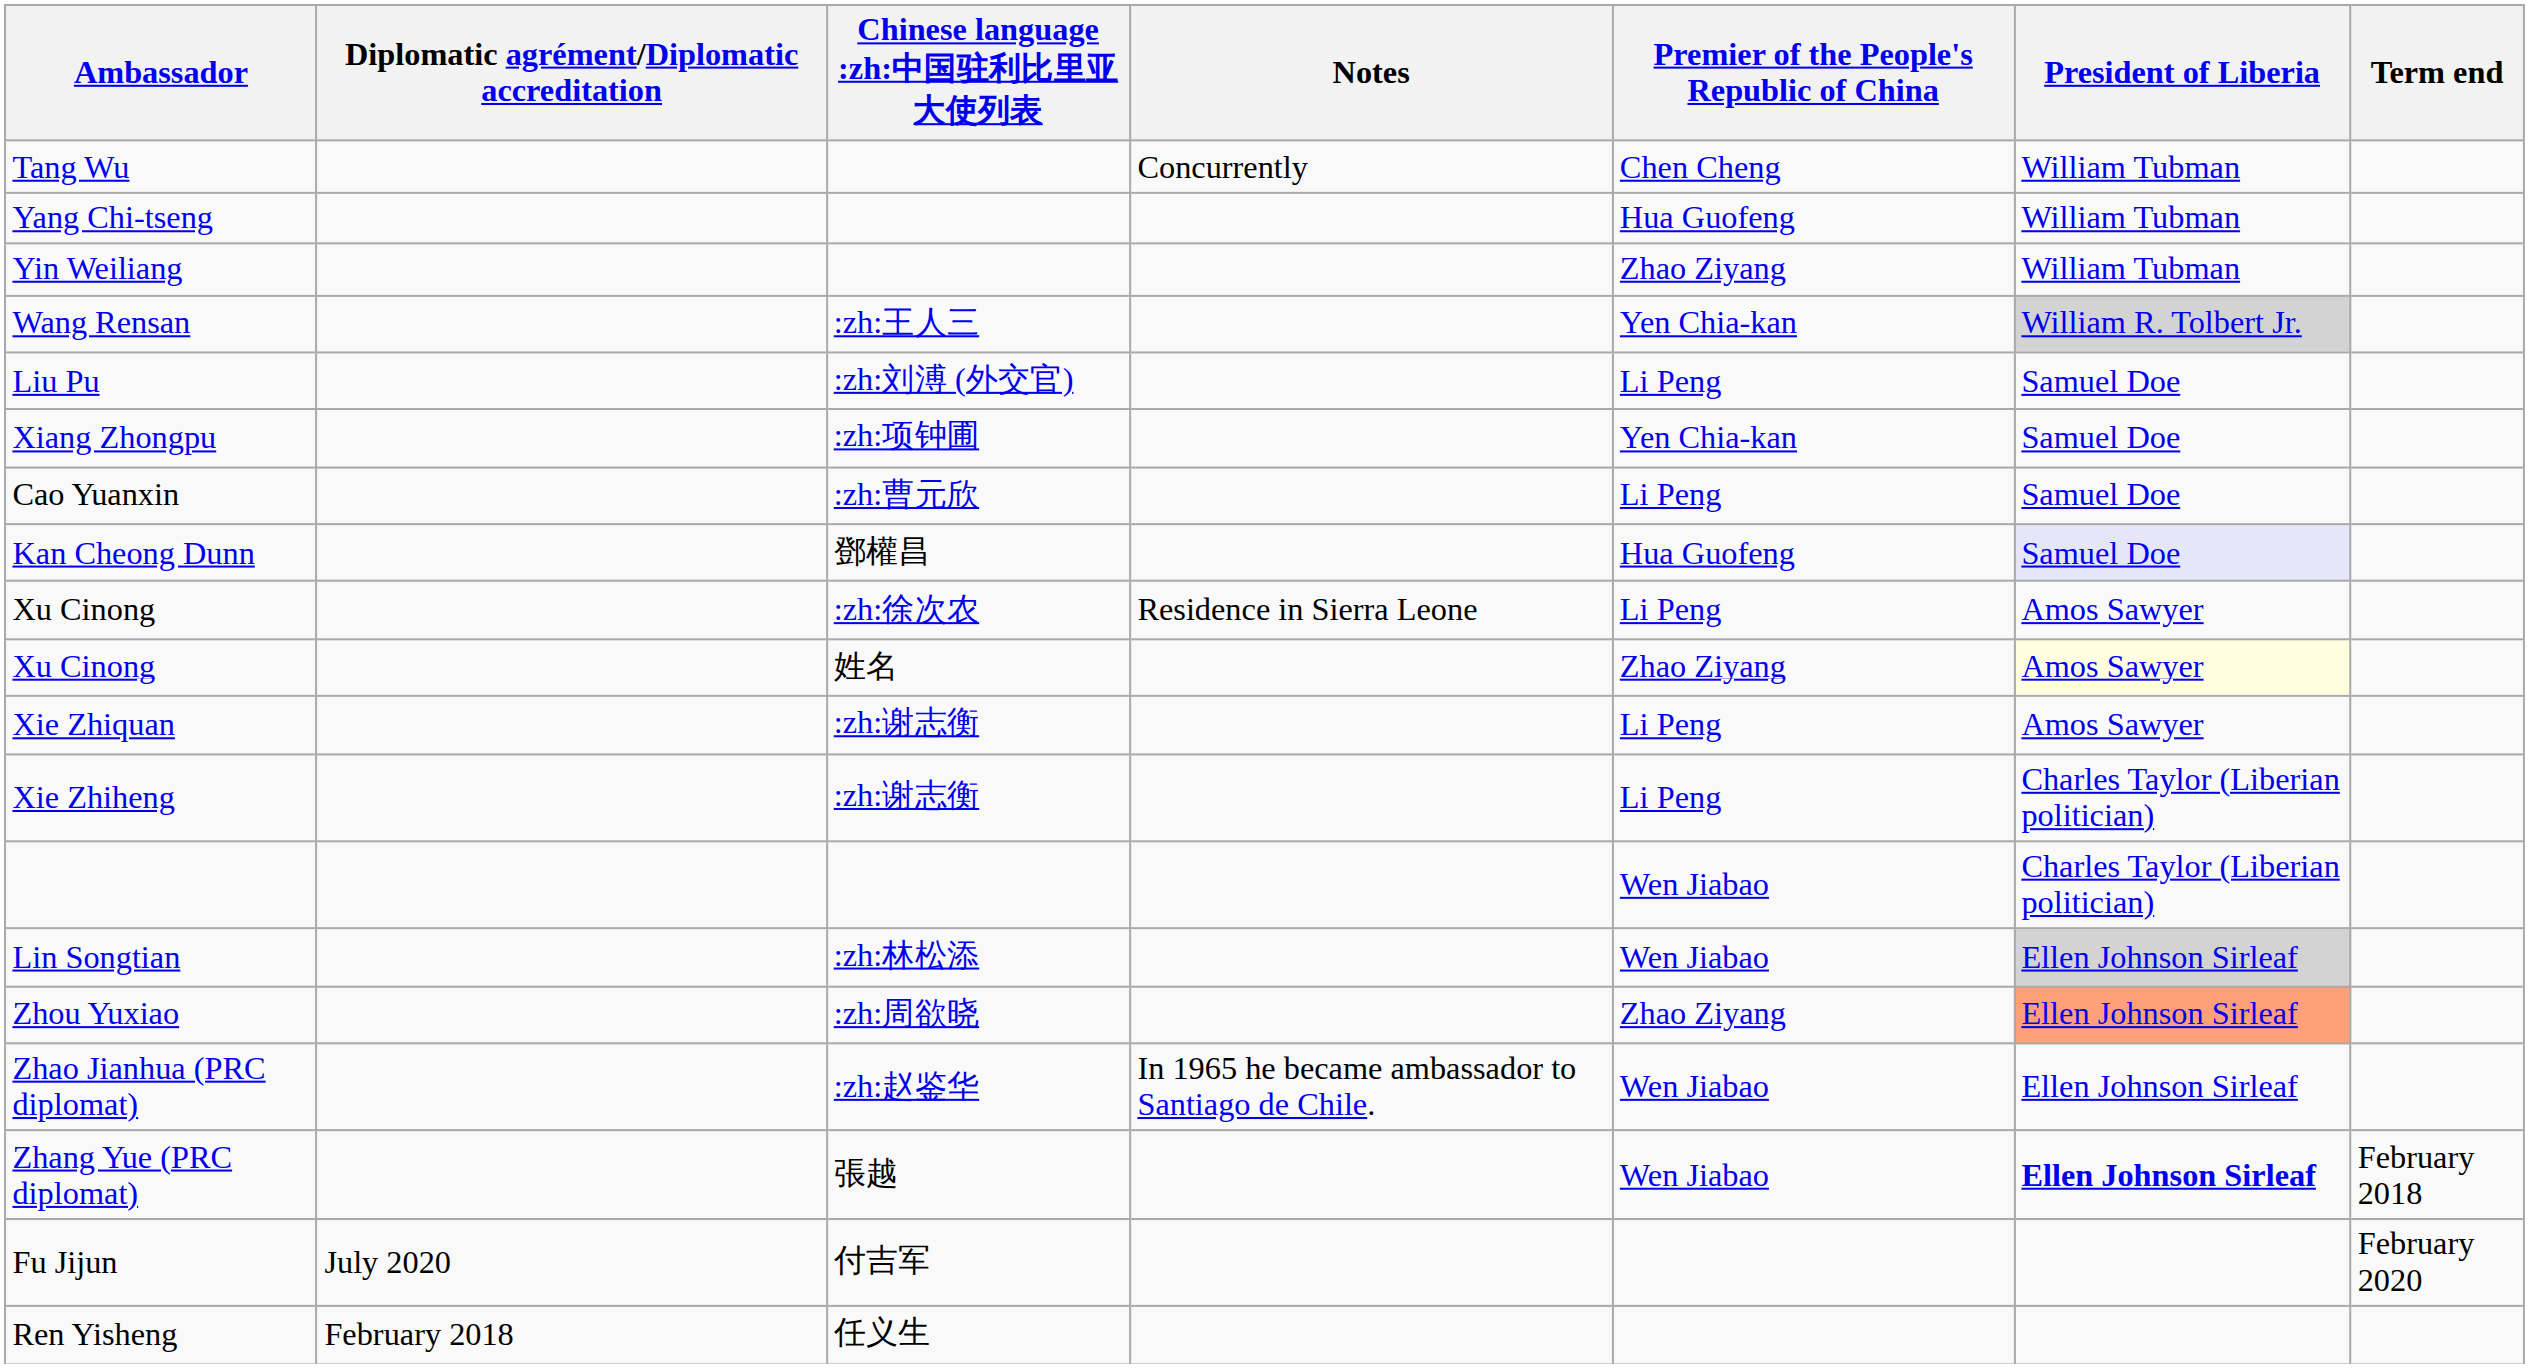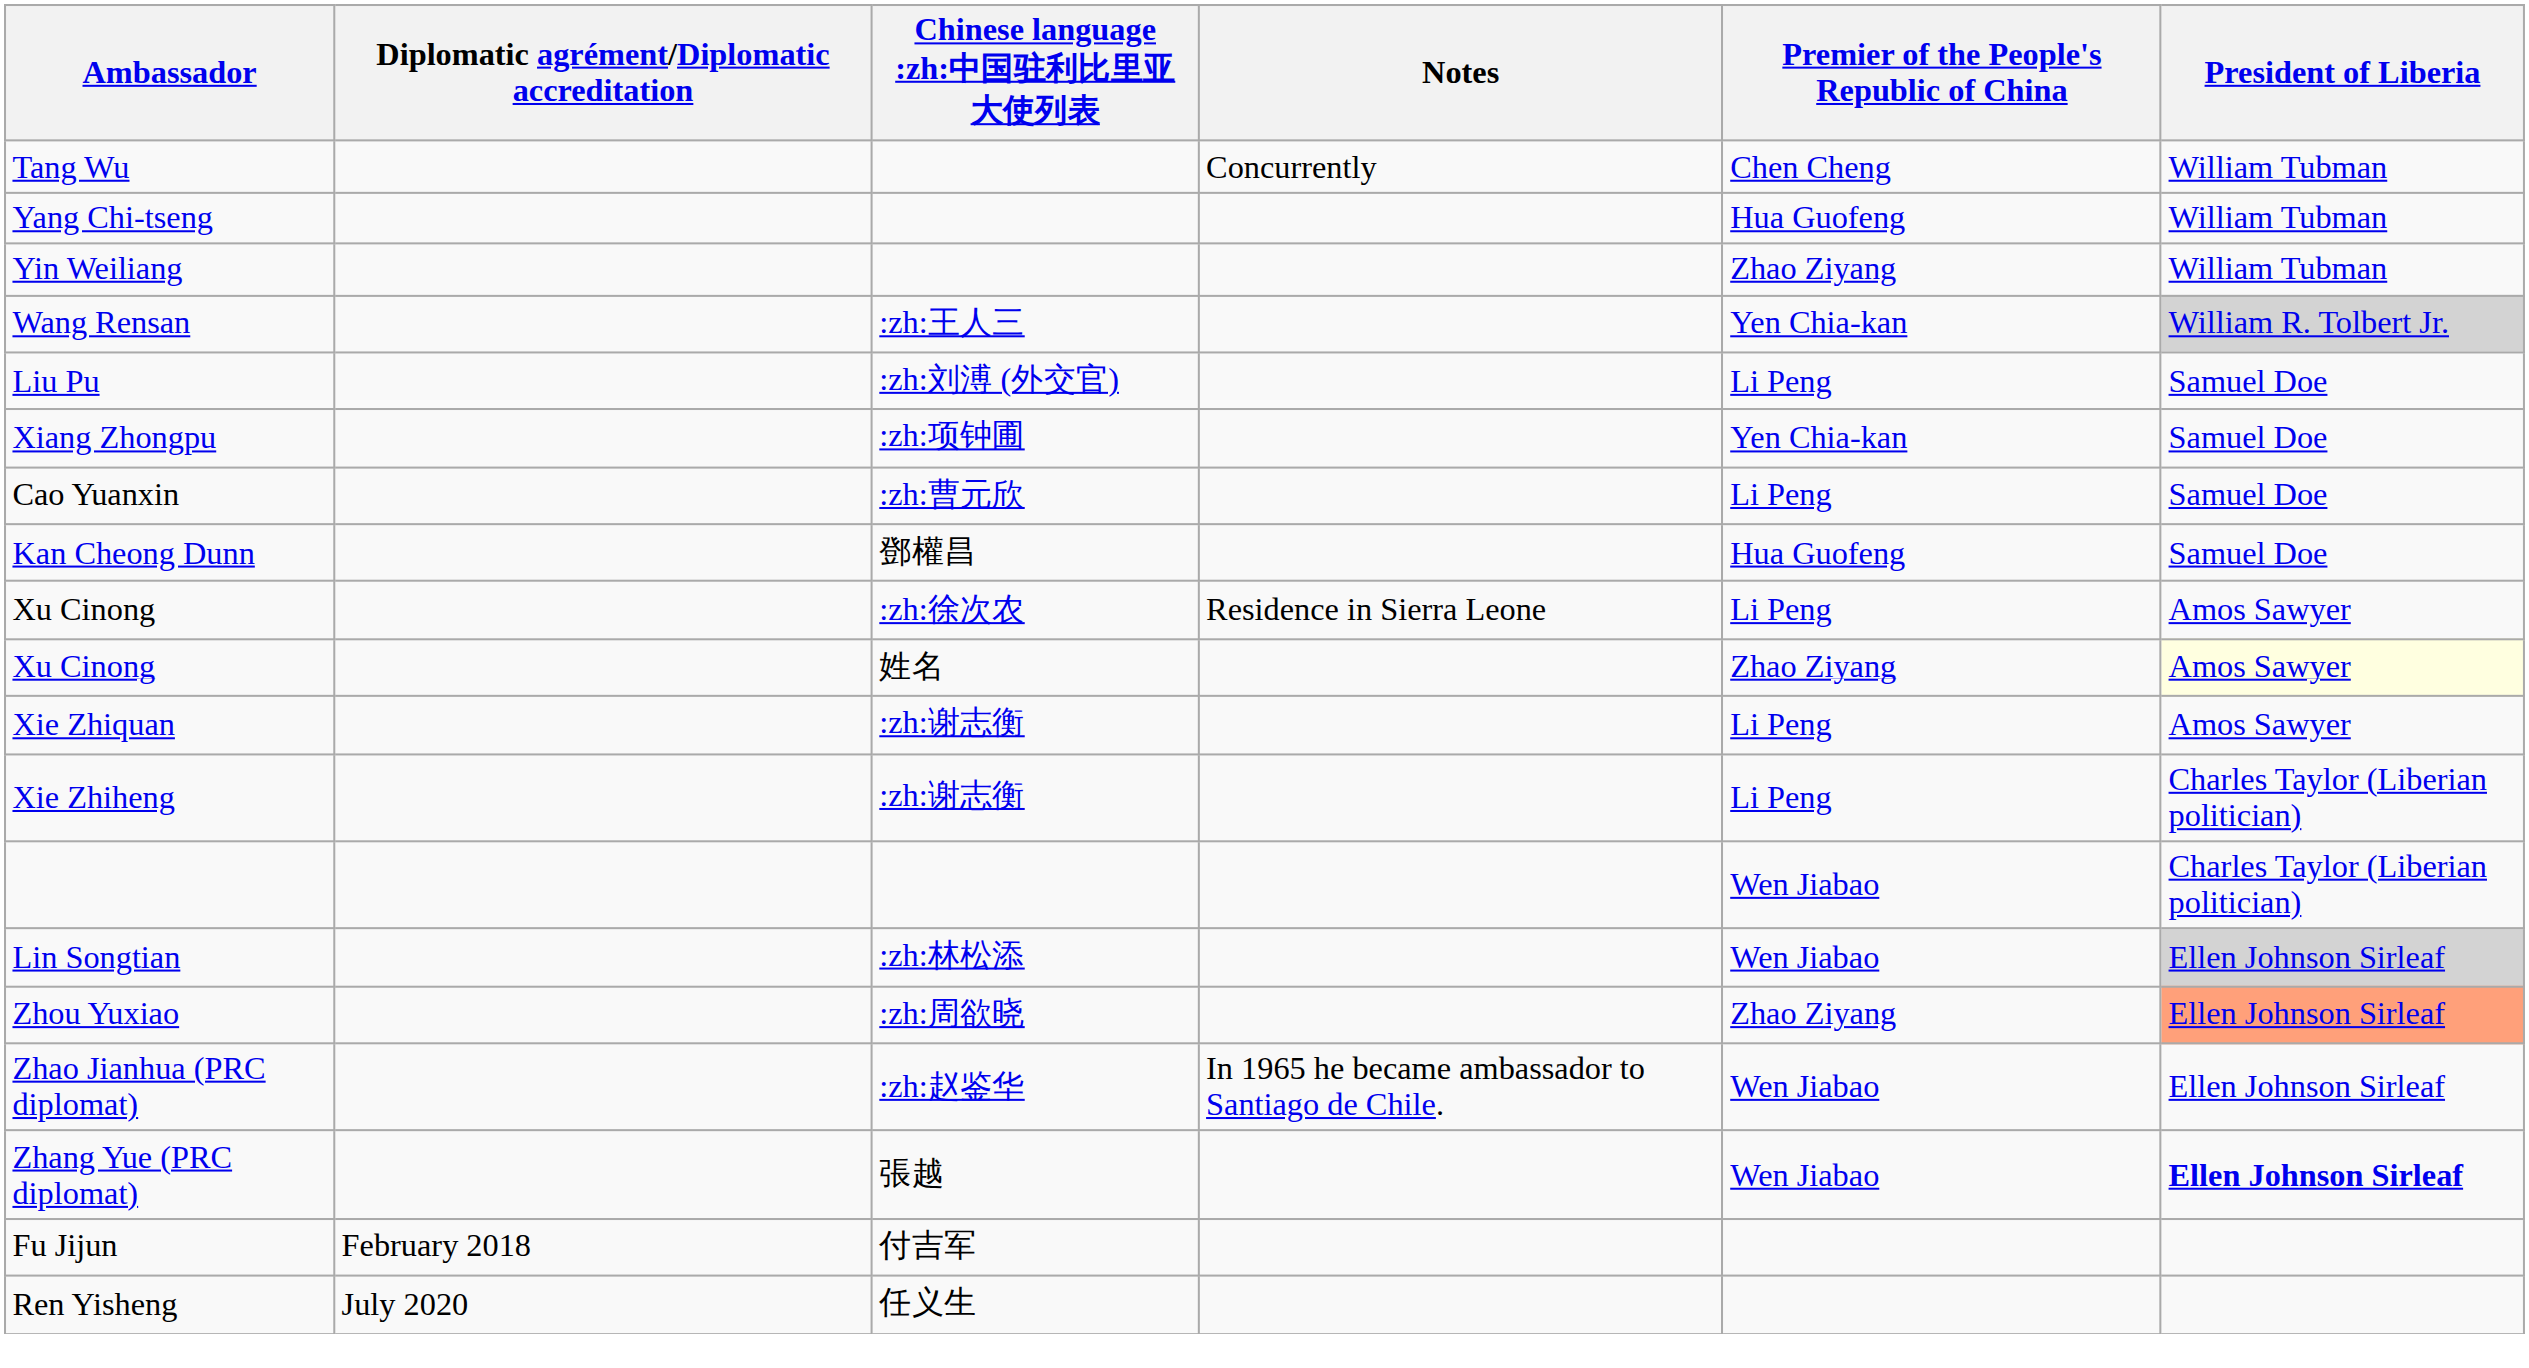- column: (2437, 72)
(2101, 552) lavender background -> (2248, 552) no background
(388, 1261) July 2020 -> (436, 1246) February 2018
(419, 1334) February 2018 -> (405, 1303) July 2020
